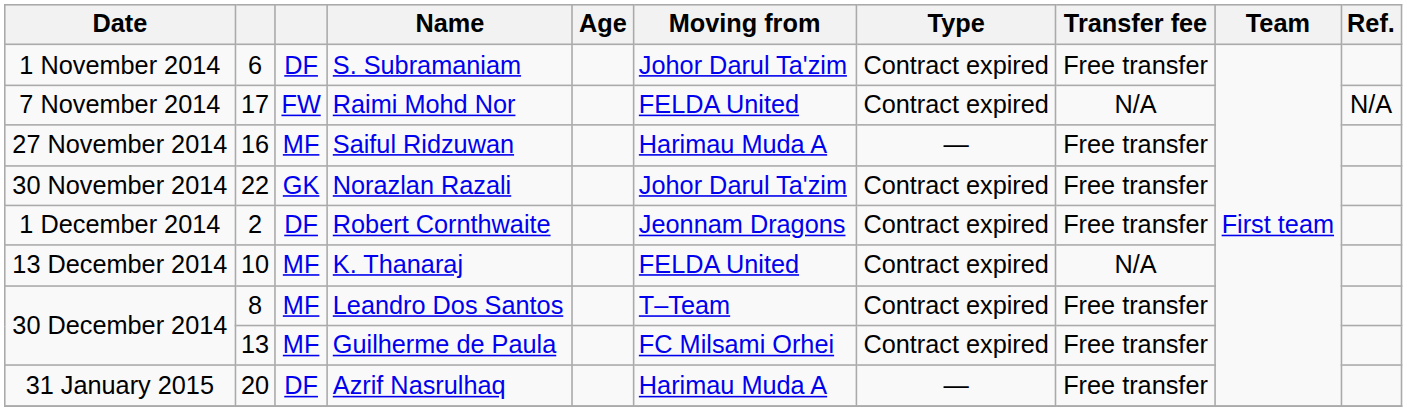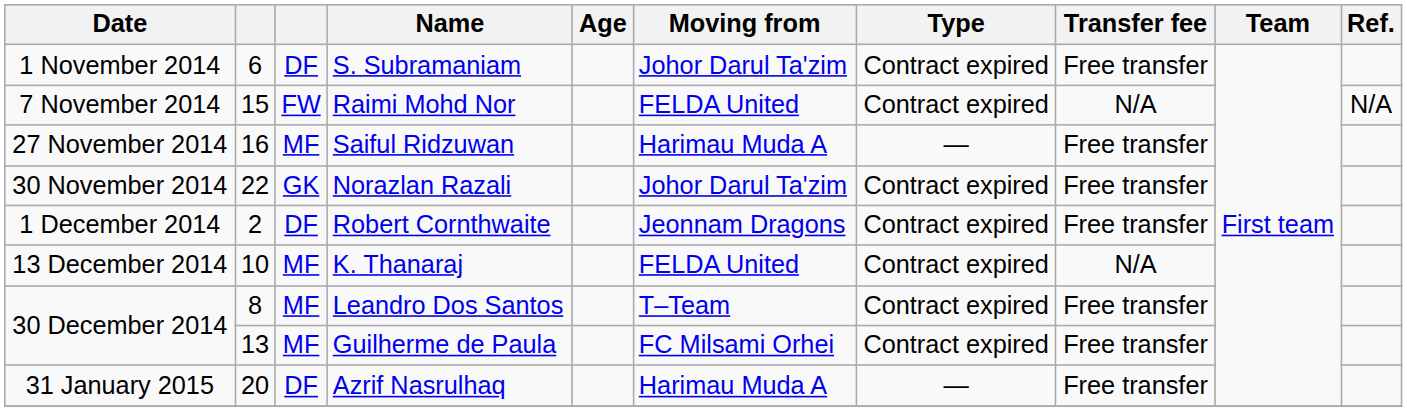(255, 104) 17 -> (255, 104) 15
